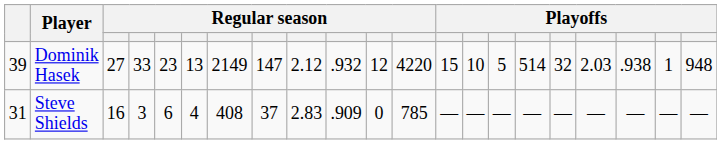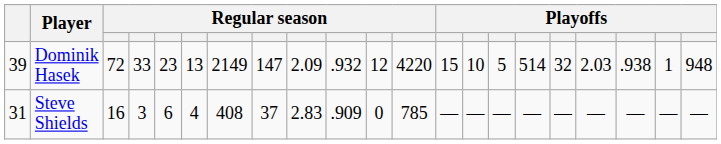(116, 65) 27 -> (116, 65) 72
(306, 65) 2.12 -> (306, 65) 2.09
